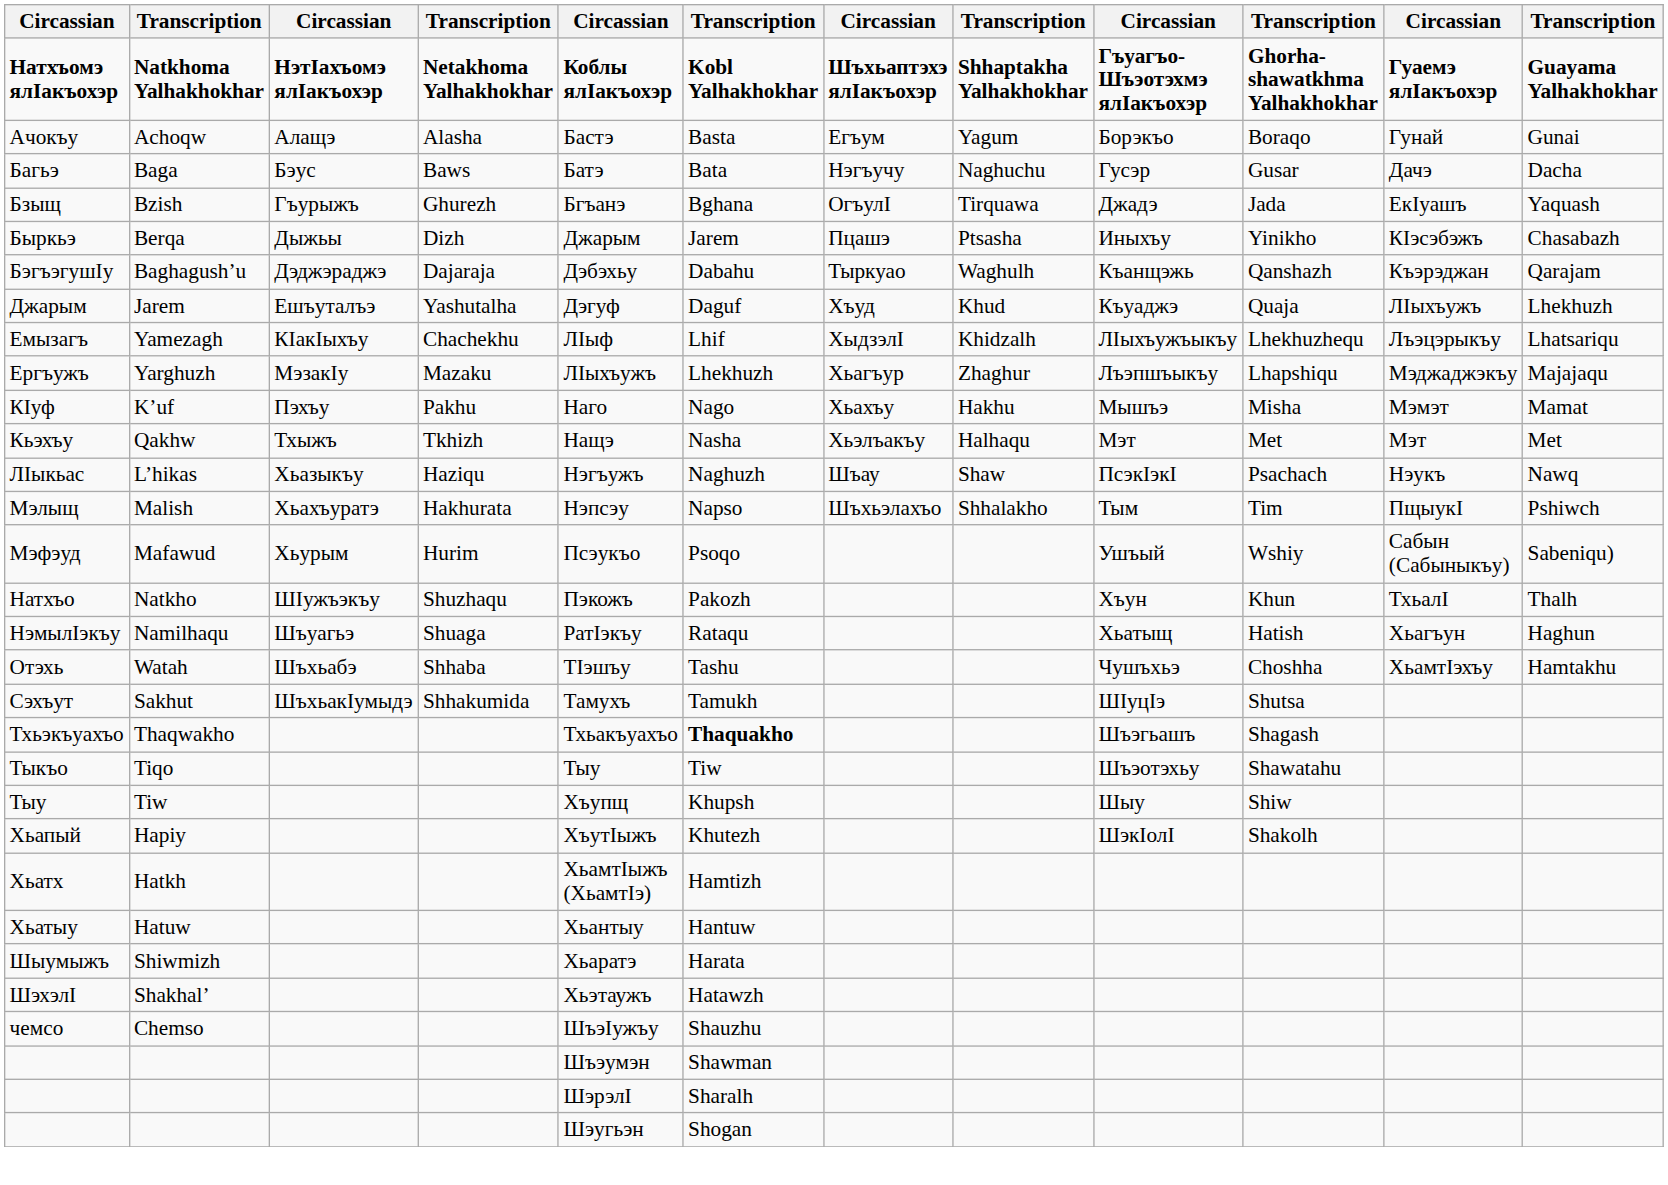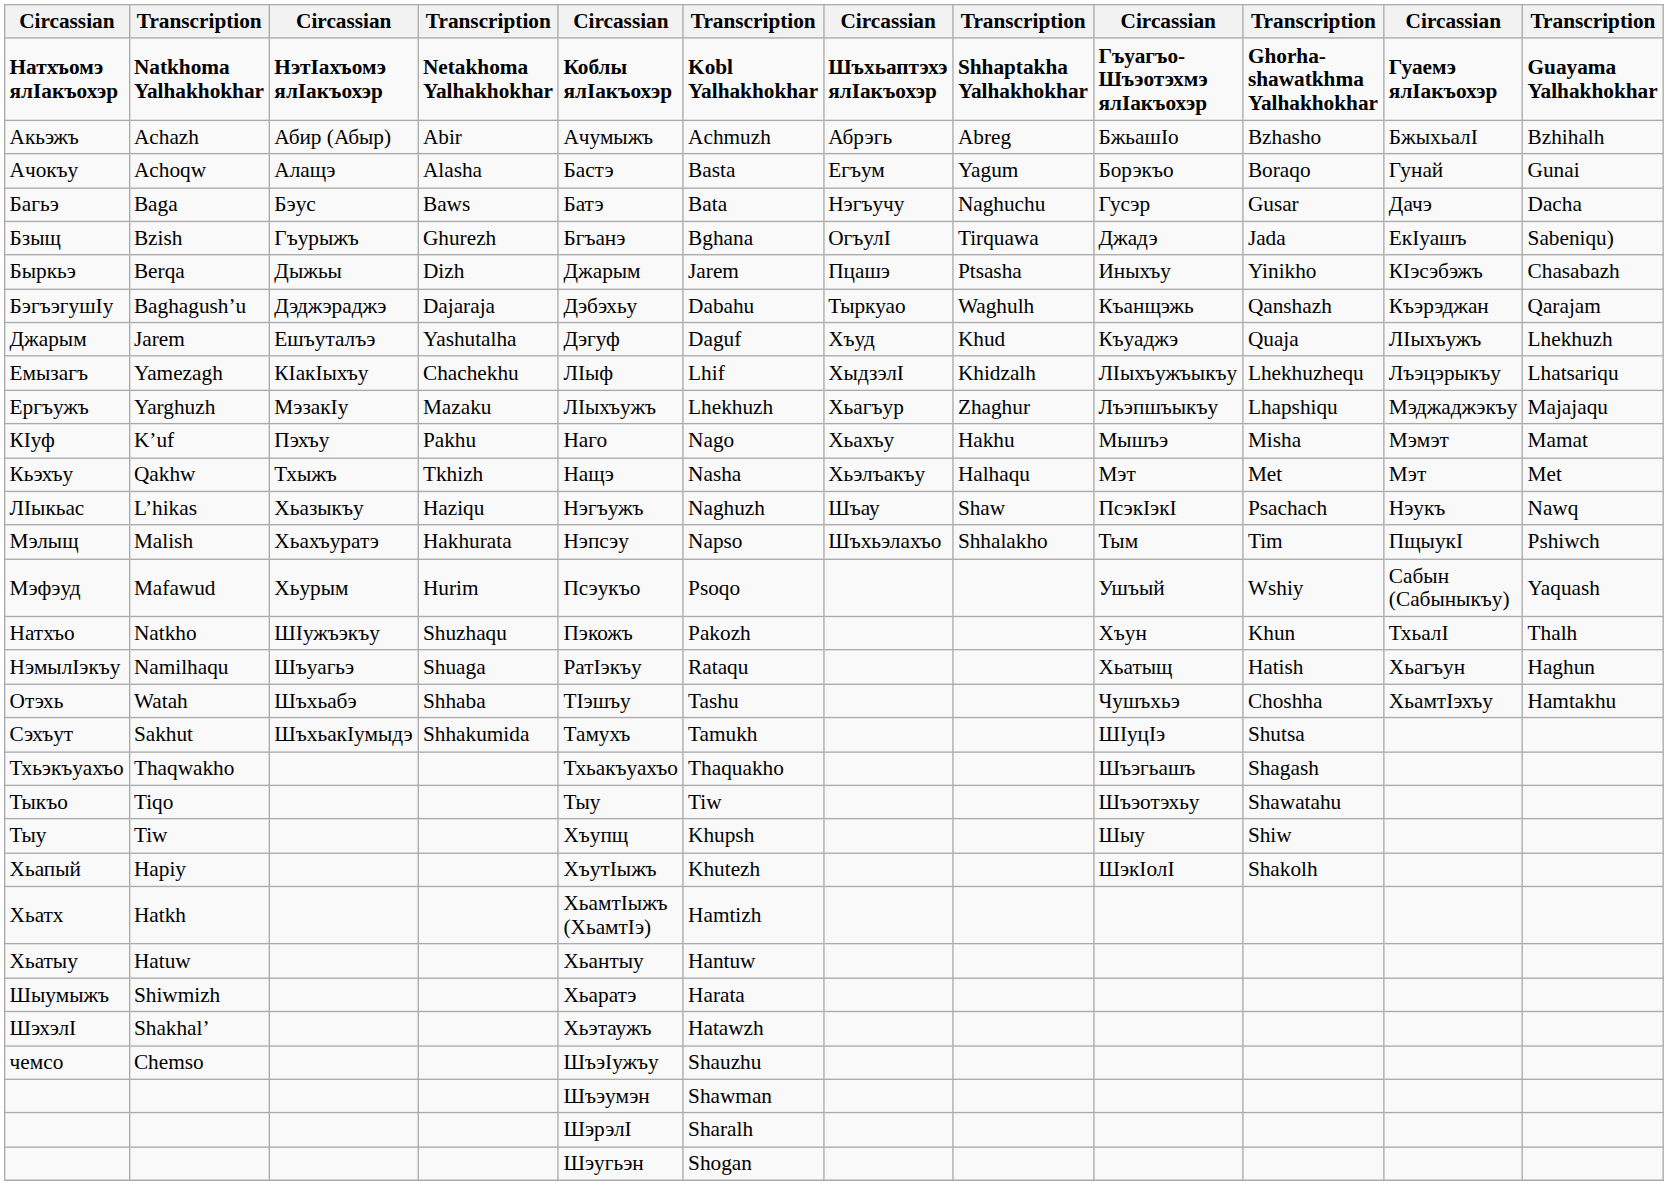+ row: (44, 136)
(1564, 204) Yaquash -> (1571, 237) Sabeniqu)
(1571, 553) Sabeniqu) -> (1564, 587) Yaquash
(741, 734) bold -> (736, 768) normal
